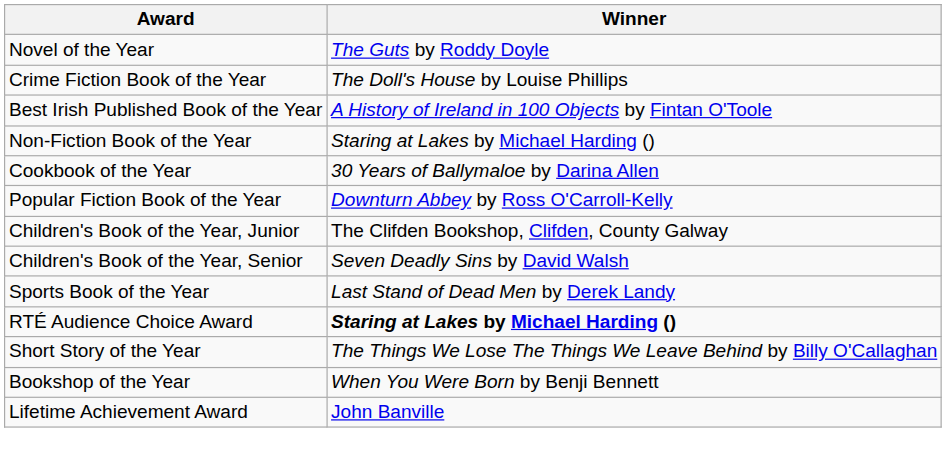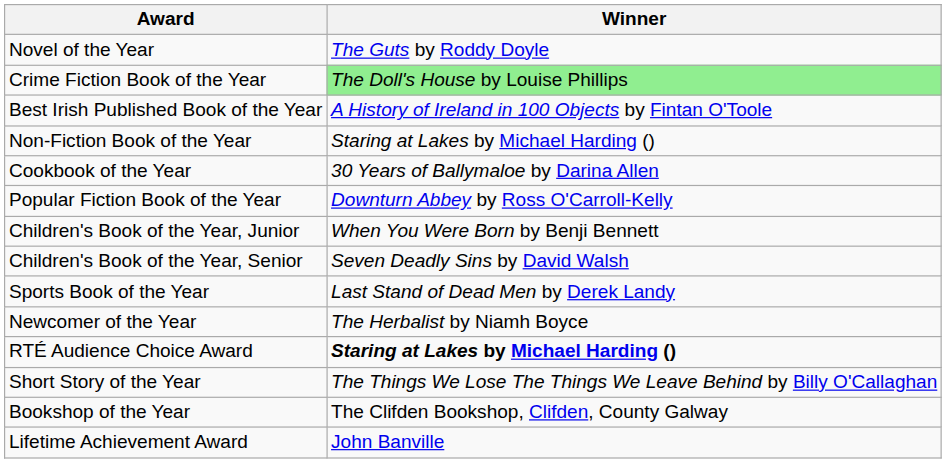(479, 79) no background -> (479, 79) lightgreen background
(530, 230) The Clifden Bookshop, Clifden, County Galway -> (495, 230) When You Were Born by Benji Bennett
+ row: (103, 321)
(495, 381) When You Were Born by Benji Bennett -> (530, 412) The Clifden Bookshop, Clifden, County Galway
